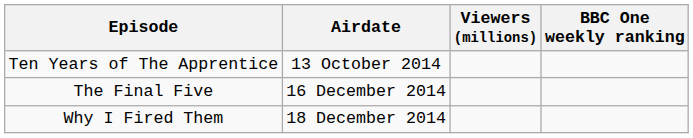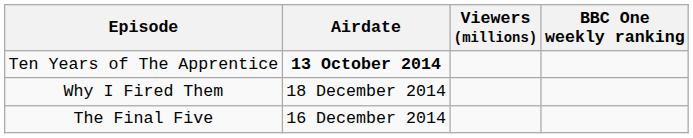(366, 65) normal -> (366, 65) bold
rows swapped: (143, 92) <-> (143, 119)
